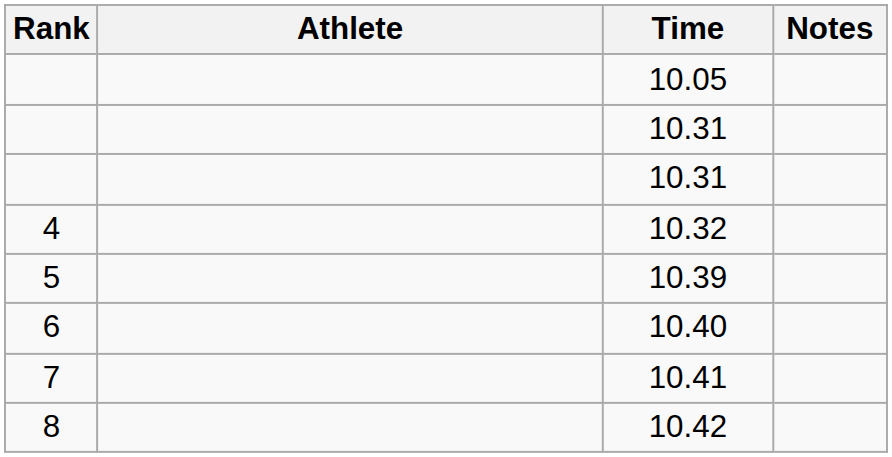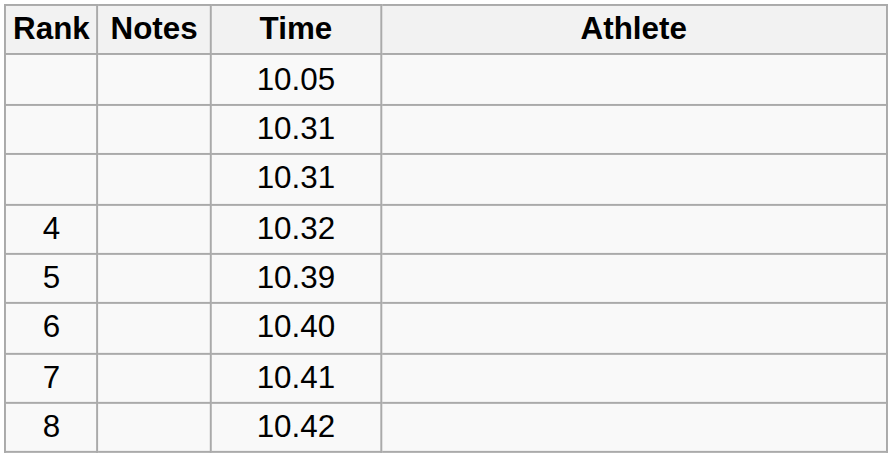columns swapped: (350, 29) <-> (830, 29)
